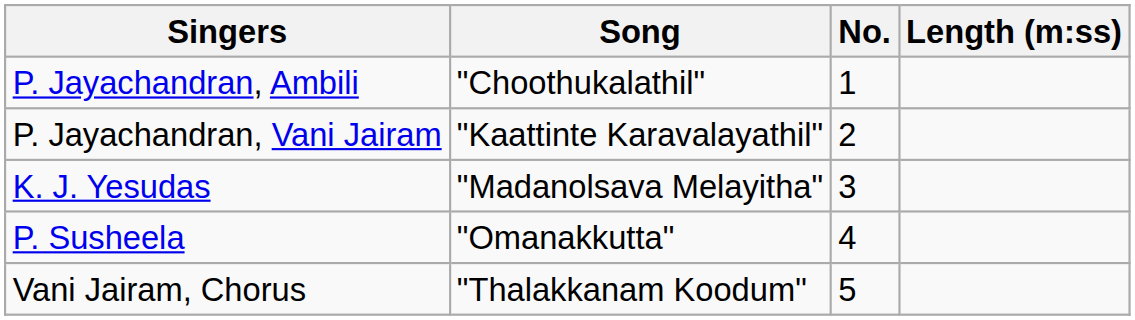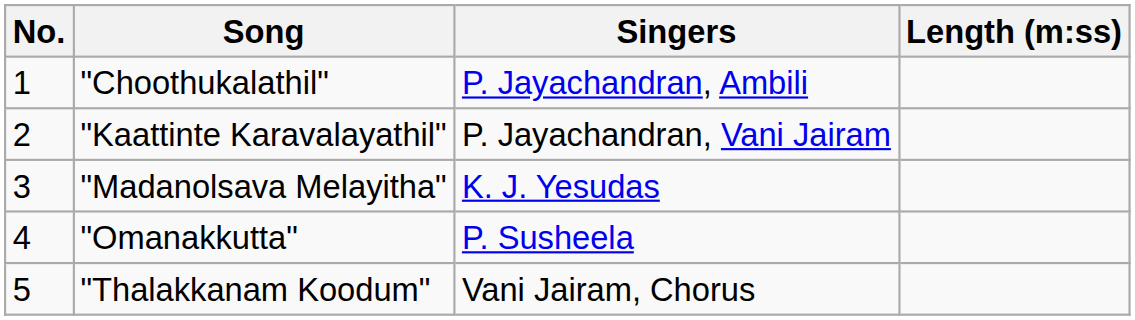columns swapped: (865, 31) <-> (227, 31)
